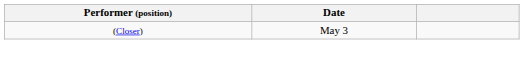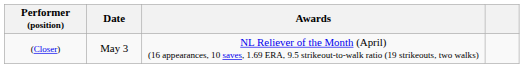+ column: (313, 19)
